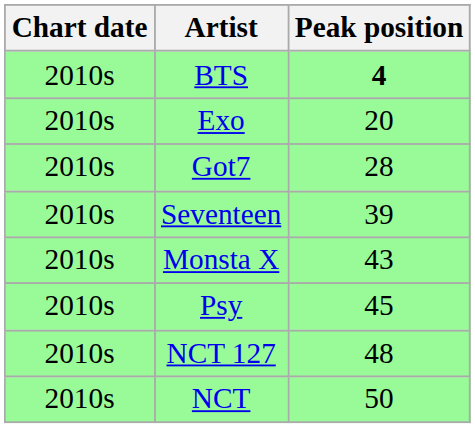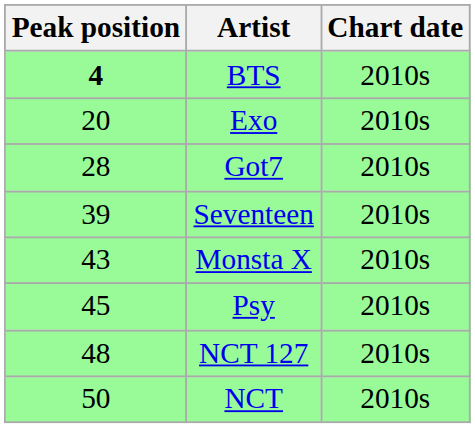columns swapped: (80, 27) <-> (379, 27)
